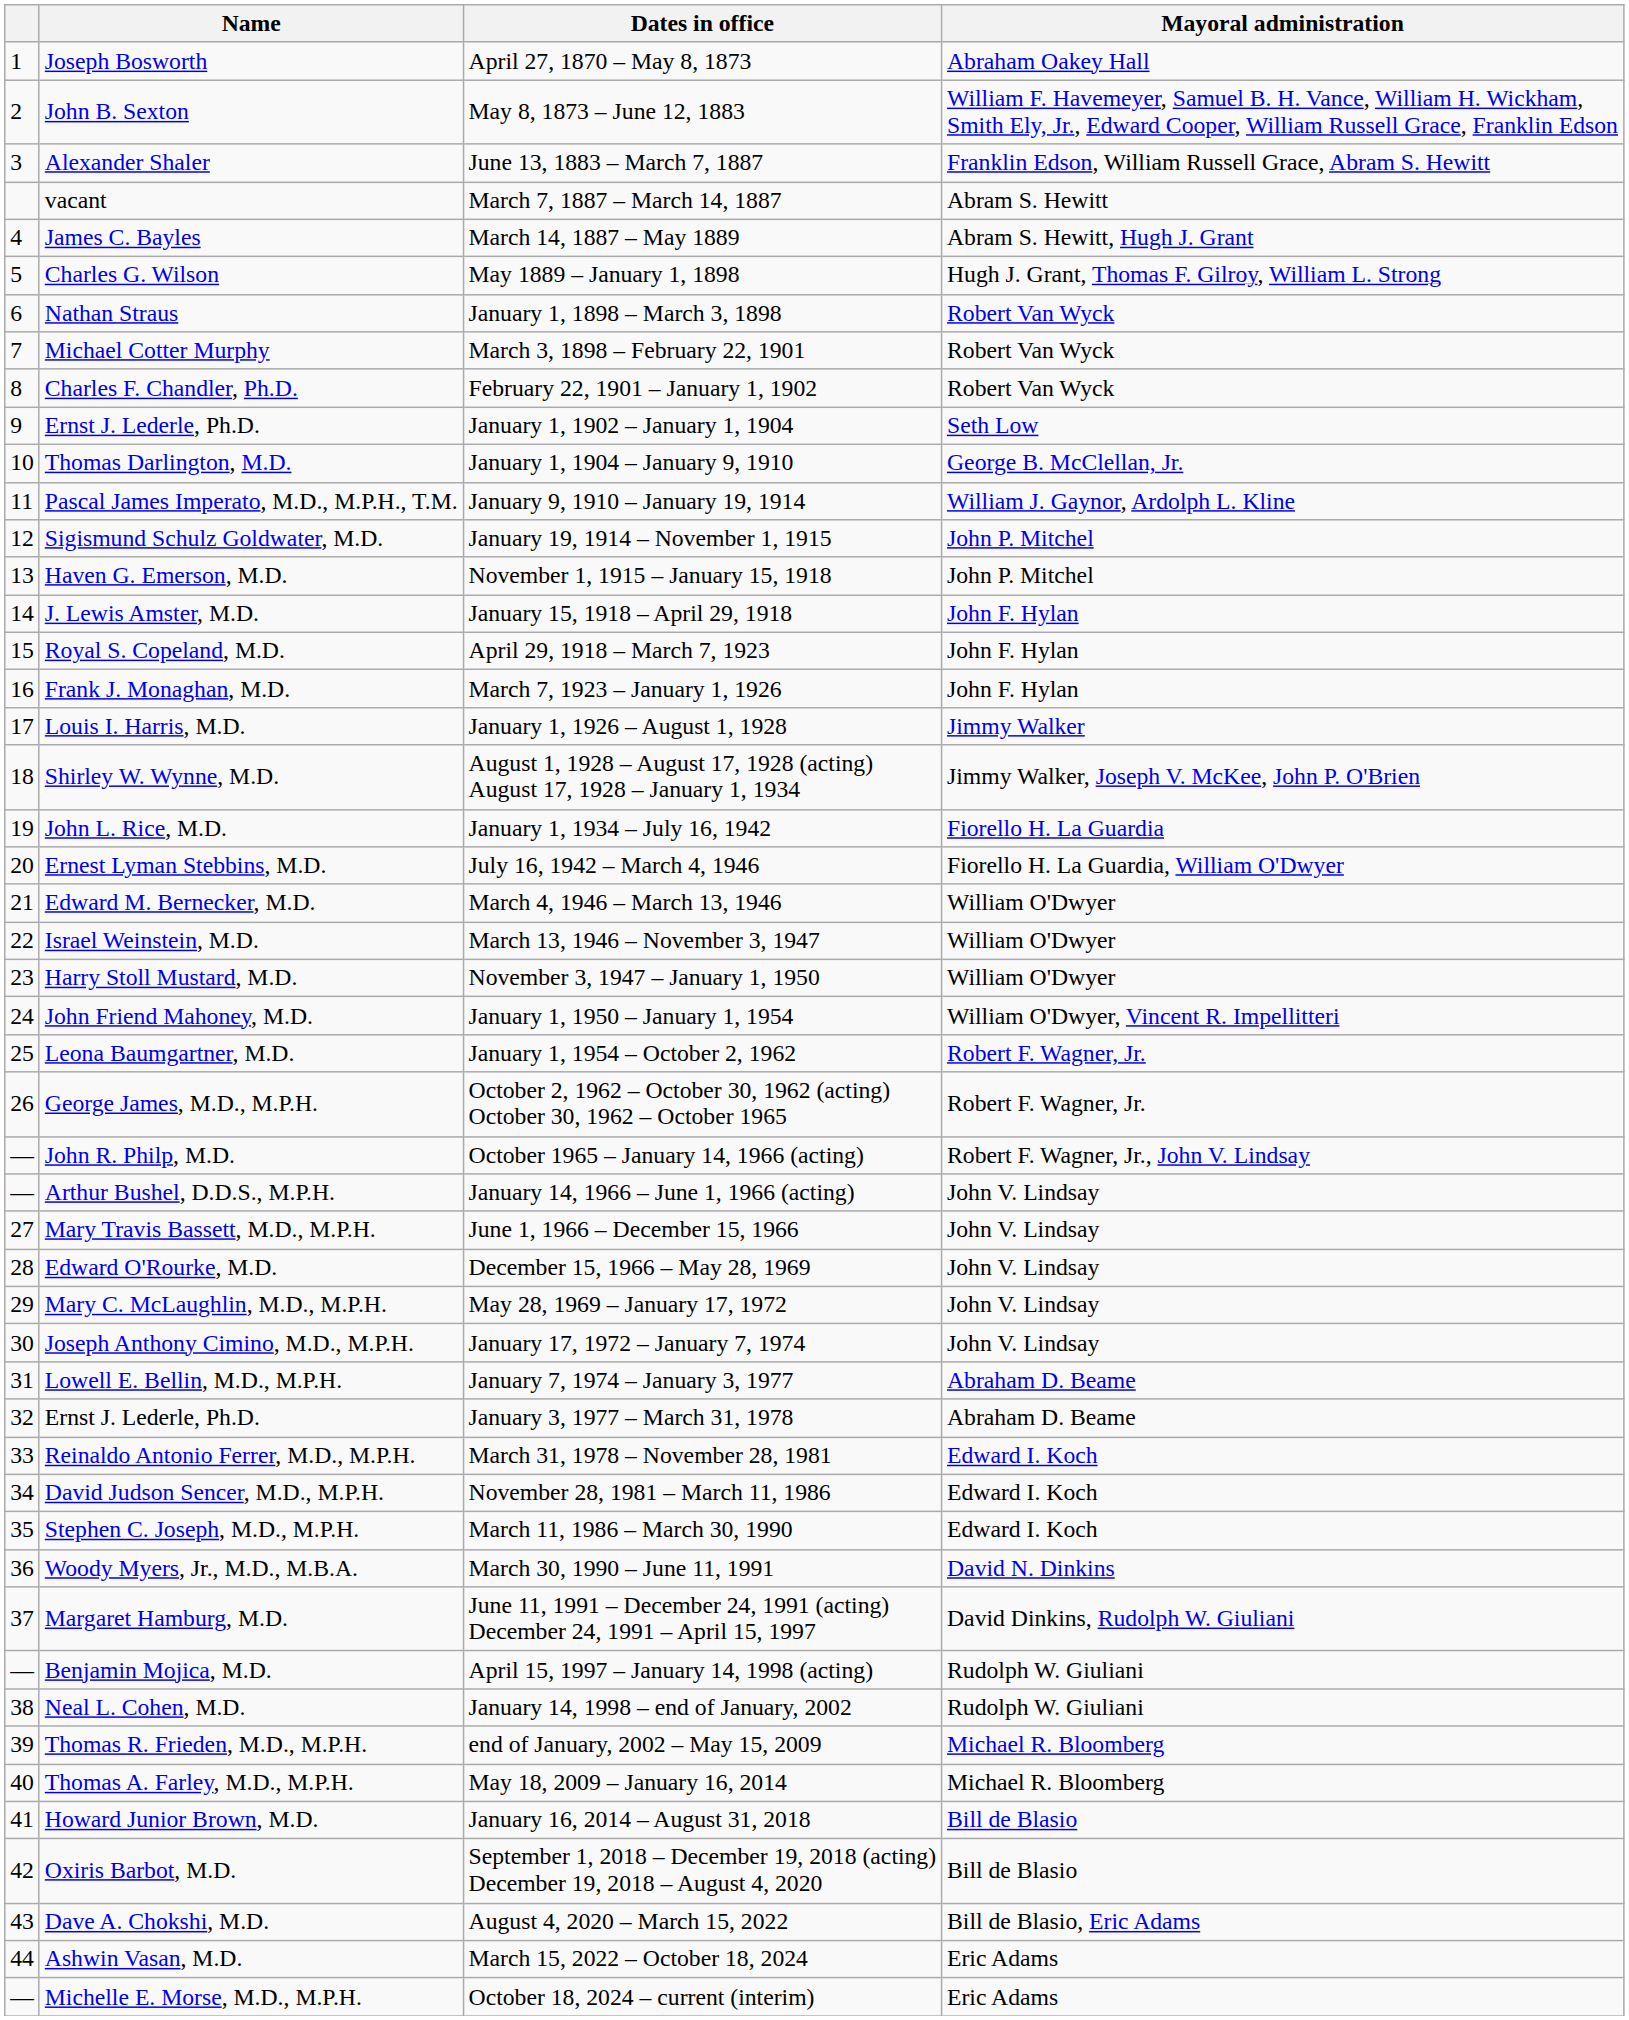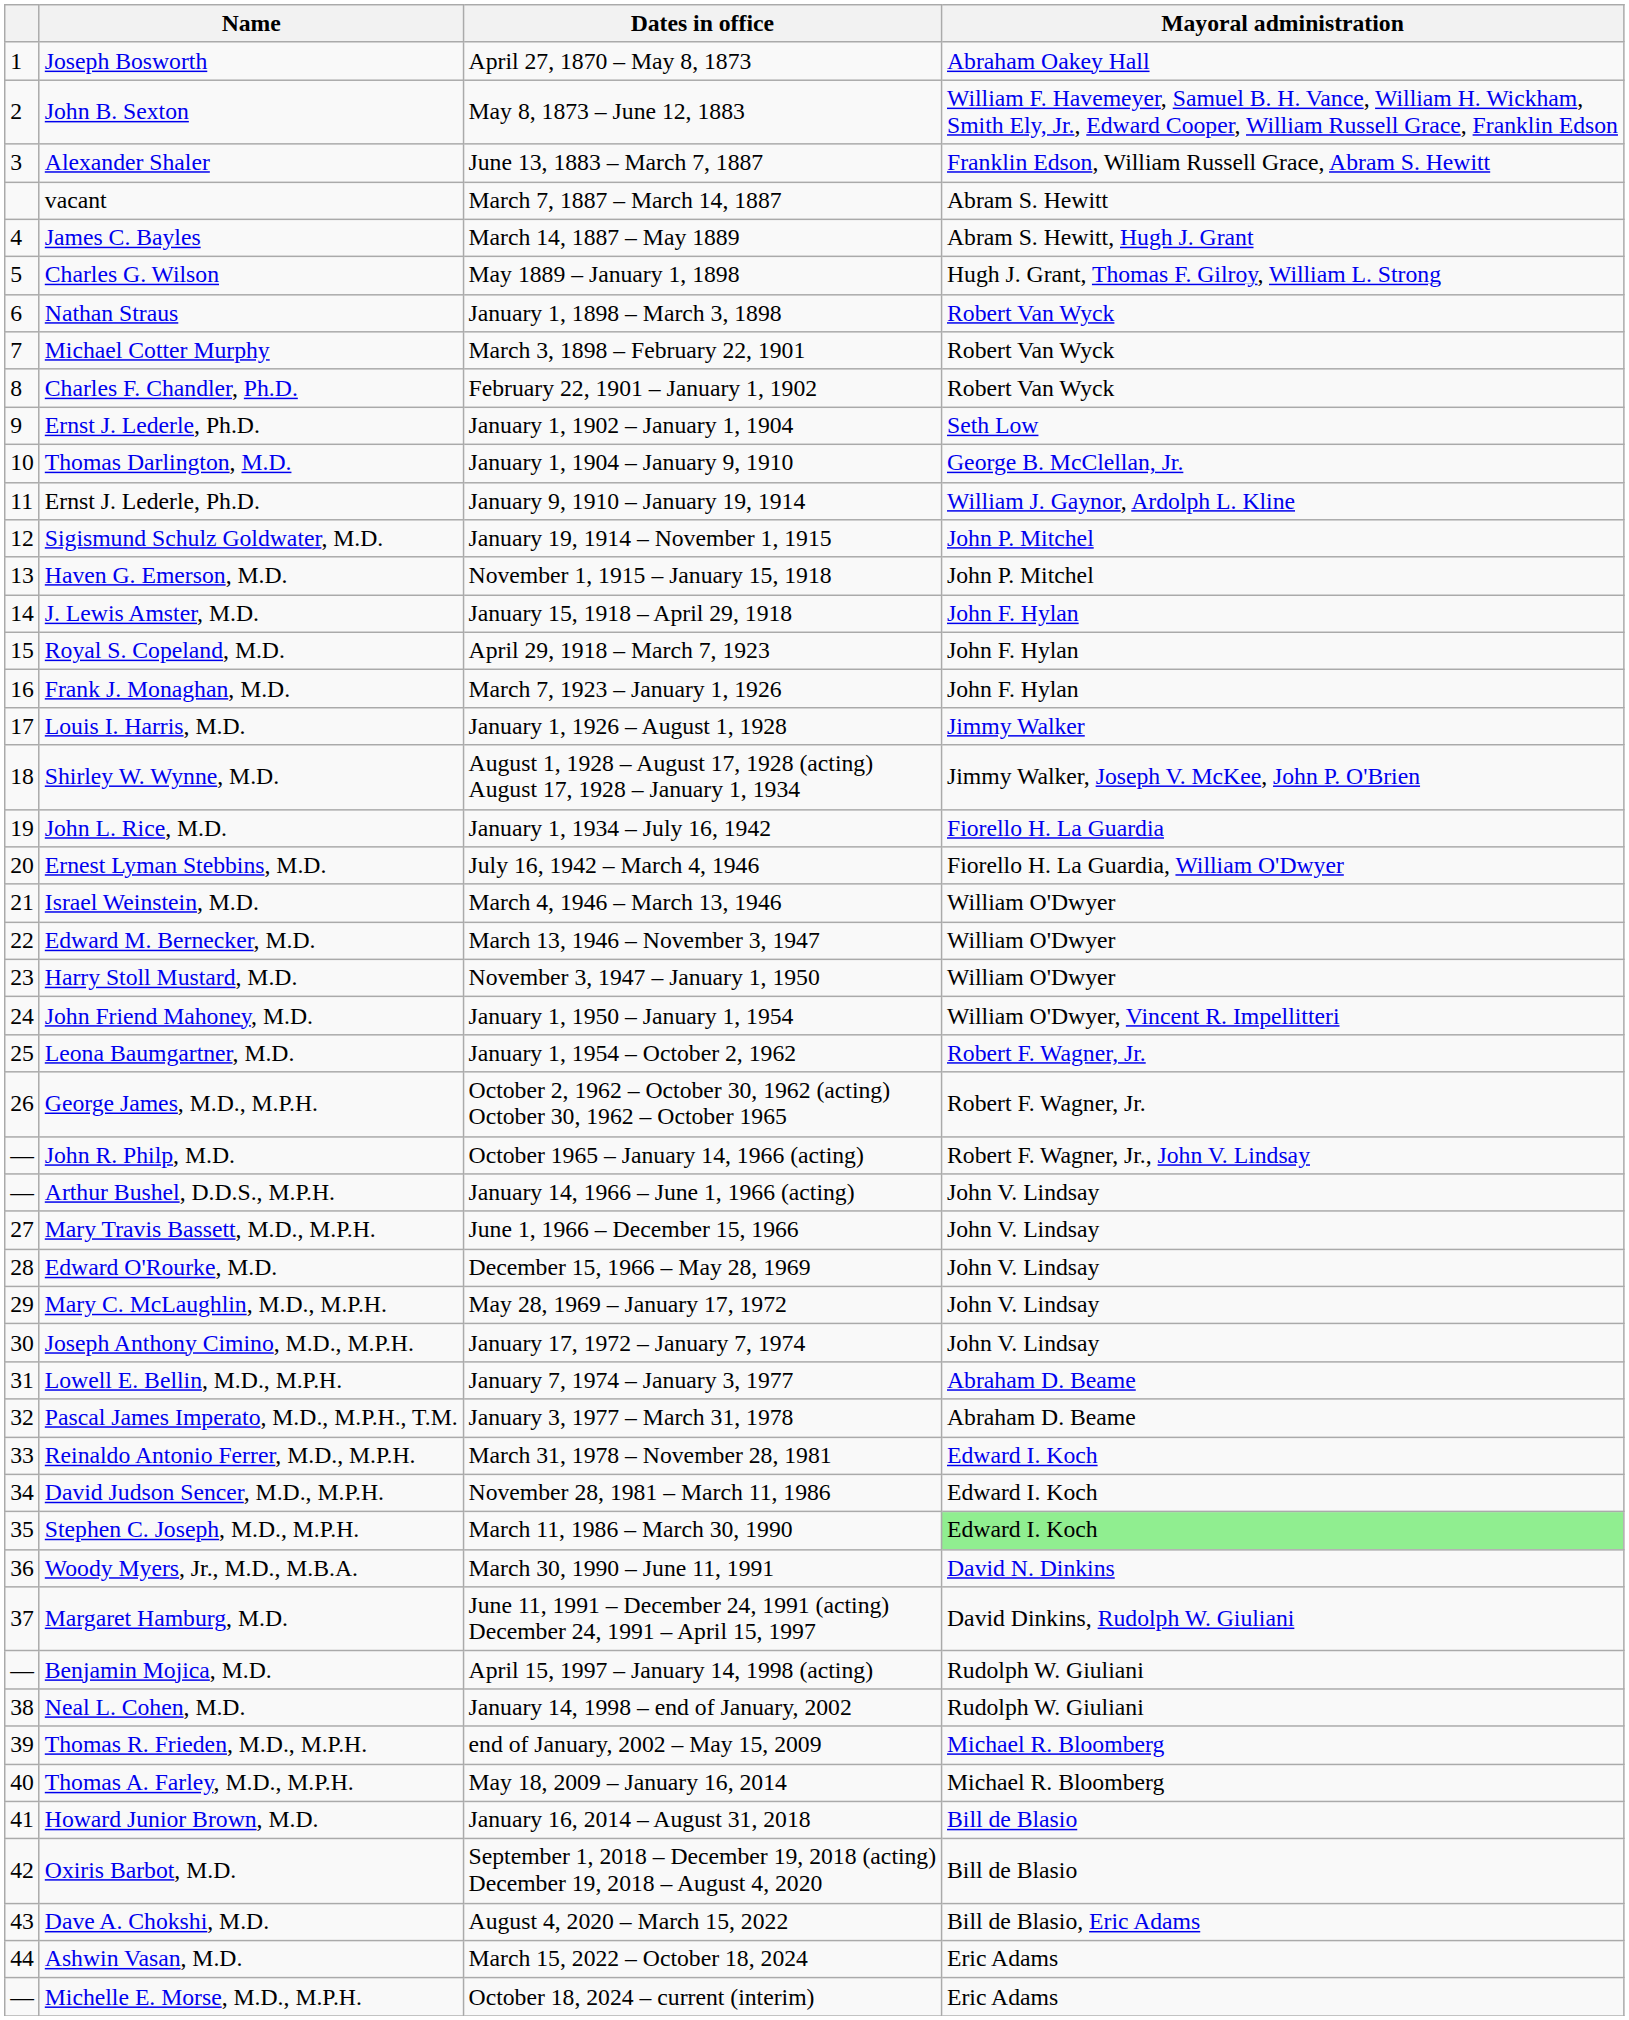(251, 500) Pascal James Imperato, M.D., M.P.H., T.M. -> (152, 500) Ernst J. Lederle, Ph.D.
(180, 902) Edward M. Bernecker, M.D. -> (152, 902) Israel Weinstein, M.D.
(152, 940) Israel Weinstein, M.D. -> (180, 940) Edward M. Bernecker, M.D.
(152, 1417) Ernst J. Lederle, Ph.D. -> (251, 1417) Pascal James Imperato, M.D., M.P.H., T.M.
(1022, 1530) no background -> (1022, 1530) lightgreen background
